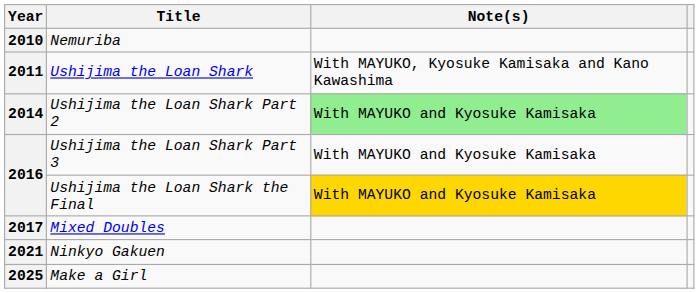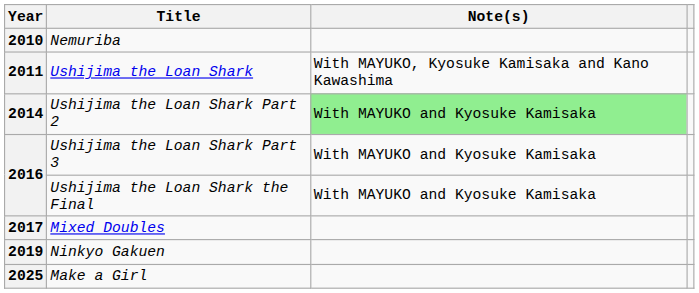(455, 196) gold background -> (455, 196) no background
(26, 252) 2021 -> (26, 252) 2019
